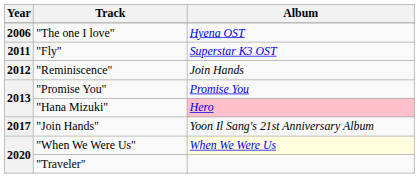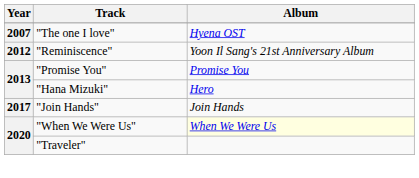(19, 32) 2006 -> (19, 32) 2007
- row: (49, 51)
(217, 70) Join Hands -> (282, 51) Yoon Il Sang's 21st Anniversary Album
(202, 107) pink background -> (202, 88) no background
(282, 126) Yoon Il Sang's 21st Anniversary Album -> (217, 107) Join Hands
